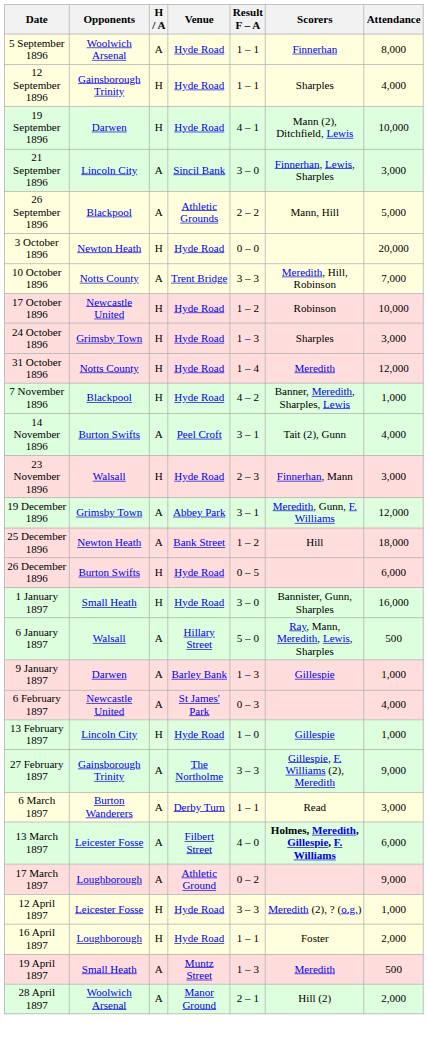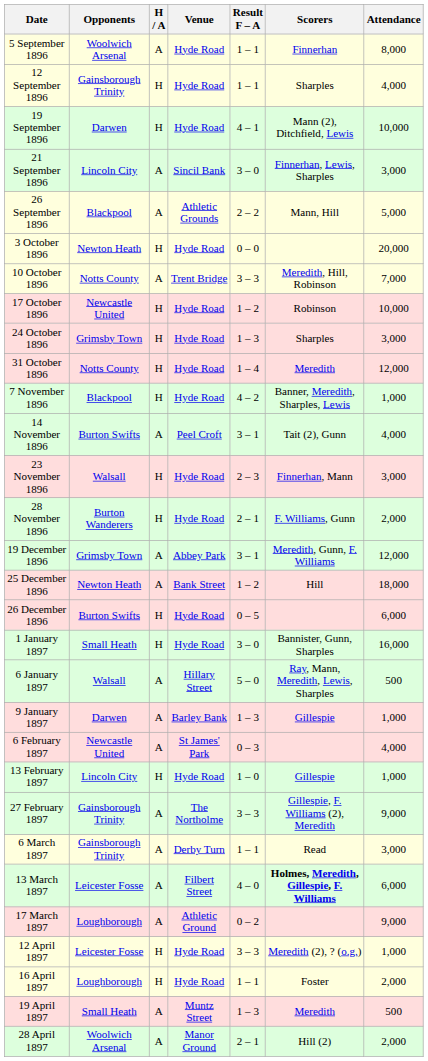+ row: (37, 519)
(109, 807) Burton Wanderers -> (109, 849) Gainsborough Trinity
